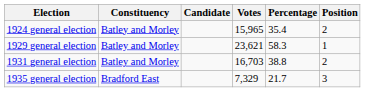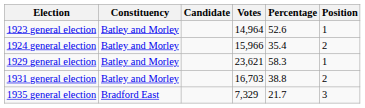+ row: (51, 29)
(249, 29) 15,965 -> (249, 45) 15,966
